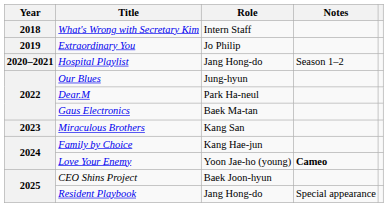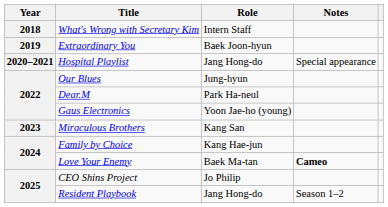(222, 45) Jo Philip -> (238, 45) Baek Joon-hyun
(320, 62) Season 1–2 -> (336, 62) Special appearance
(231, 111) Baek Ma-tan -> (247, 111) Yoon Jae-ho (young)
(247, 161) Yoon Jae-ho (young) -> (231, 161) Baek Ma-tan
(238, 177) Baek Joon-hyun -> (222, 177) Jo Philip
(336, 194) Special appearance -> (320, 194) Season 1–2
